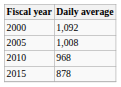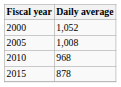(67, 27) 1,092 -> (67, 27) 1,052
